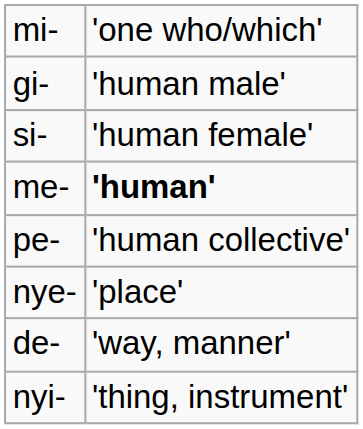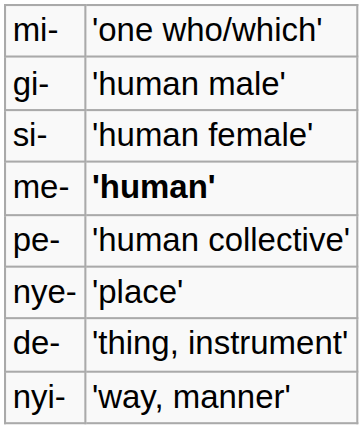(191, 344) 'way, manner' -> (220, 344) 'thing, instrument'
(220, 396) 'thing, instrument' -> (191, 396) 'way, manner'
